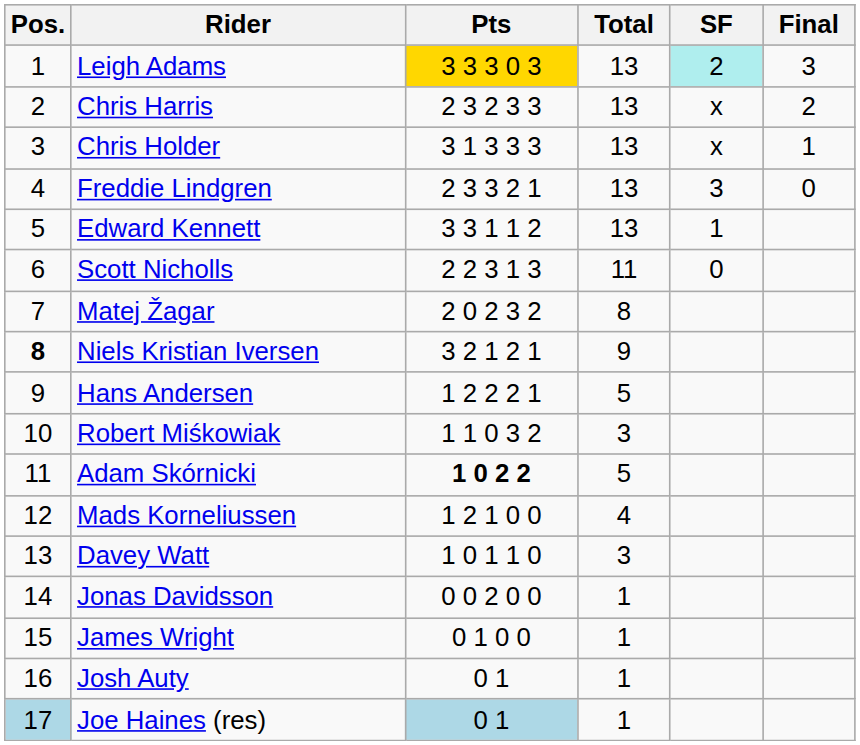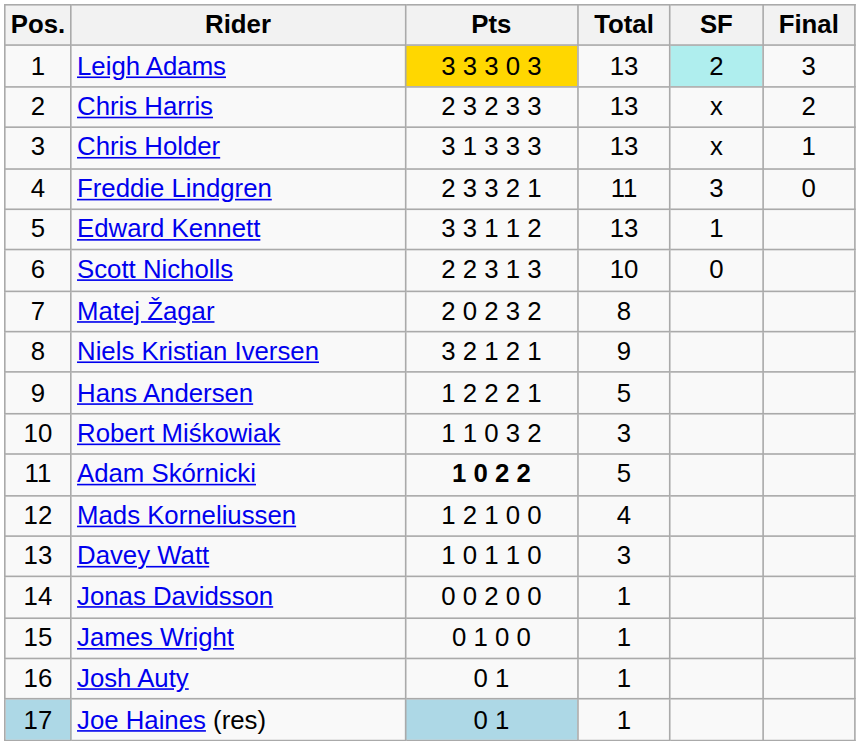(624, 188) 13 -> (624, 188) 11
(624, 270) 11 -> (624, 270) 10
(38, 351) bold -> (38, 351) normal
